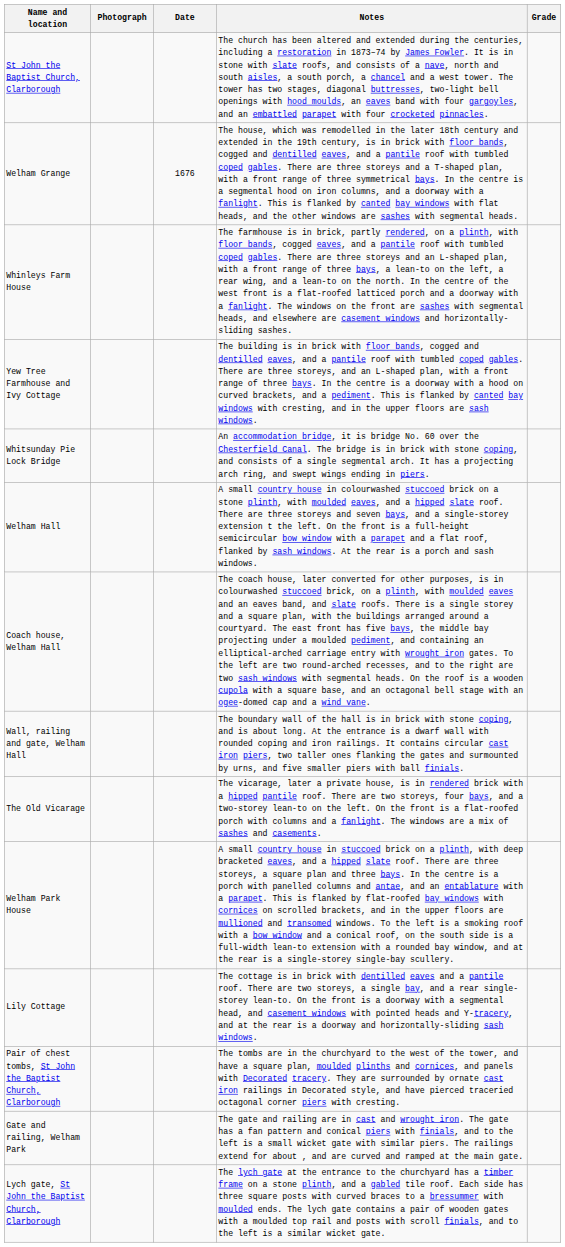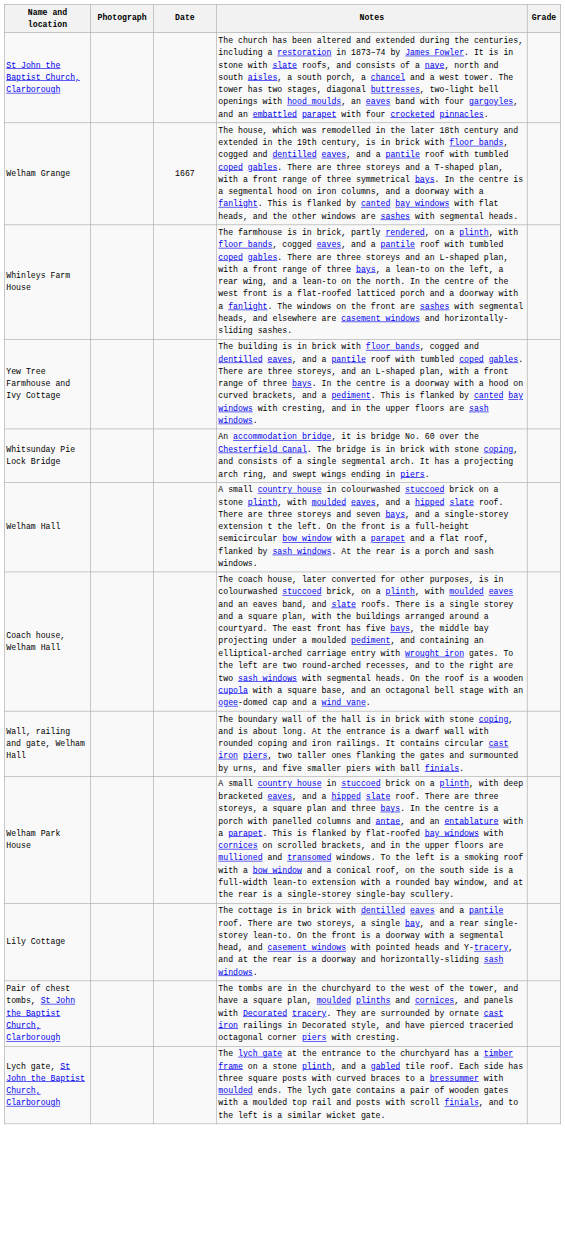(185, 174) 1676 -> (185, 174) 1667
- row: (46, 809)
- row: (43, 1138)
